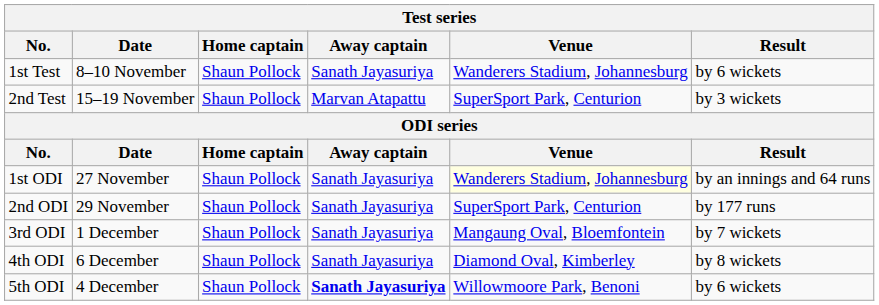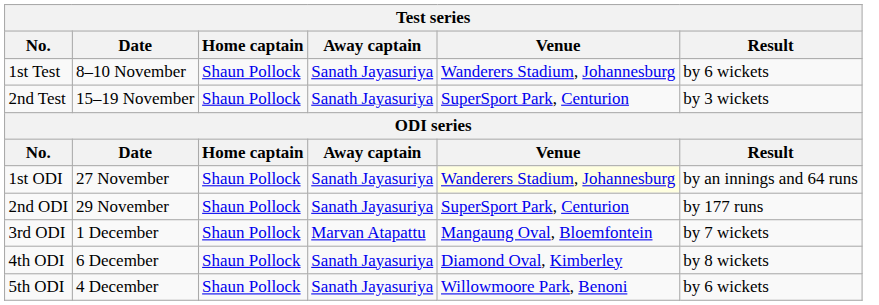(368, 98) Marvan Atapattu -> (372, 98) Sanath Jayasuriya
(372, 233) Sanath Jayasuriya -> (368, 233) Marvan Atapattu
(378, 286) bold -> (372, 286) normal
